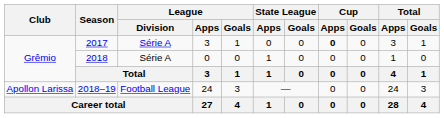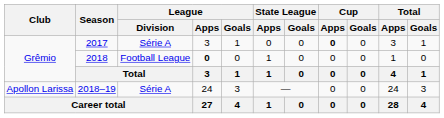(155, 58) Série A -> (155, 58) Football League
(207, 58) normal -> (207, 58) bold
(155, 89) Football League -> (155, 89) Série A
